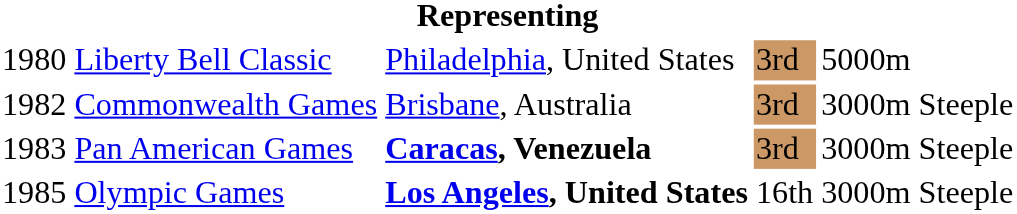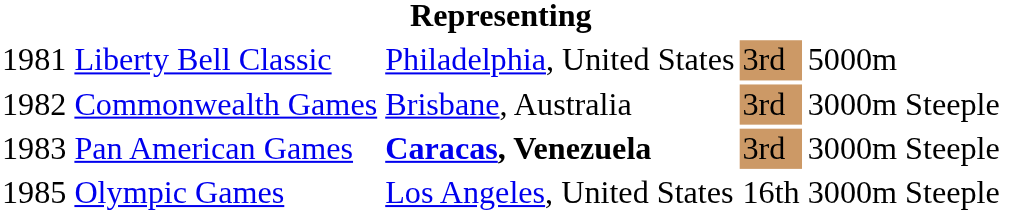(34, 59) 1980 -> (34, 59) 1981
(567, 192) bold -> (559, 192) normal
